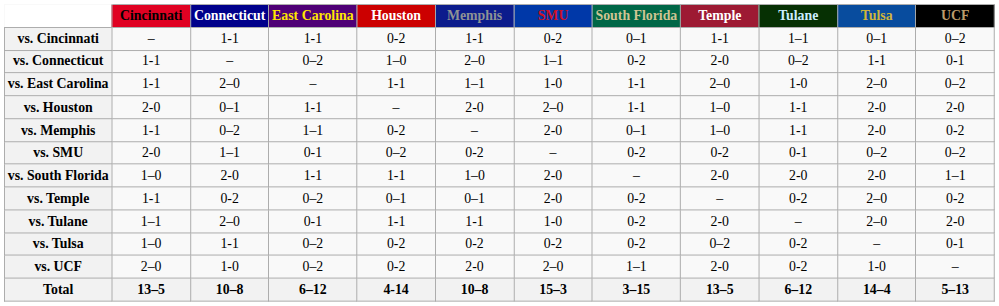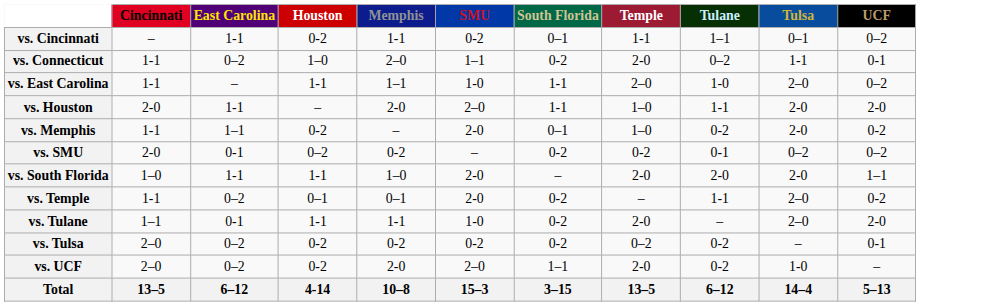- column: (230, 16)
(798, 130) 1-1 -> (720, 130) 0-2
(798, 198) 0-2 -> (720, 198) 1-1
(151, 244) 1–0 -> (151, 244) 2–0
